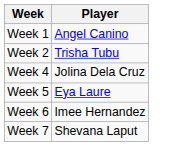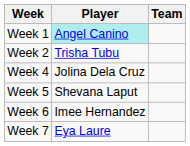+ column: (167, 14)
(91, 33) no background -> (91, 33) paleturquoise background
(83, 92) Eya Laure -> (96, 92) Shevana Laput
(96, 131) Shevana Laput -> (83, 131) Eya Laure
